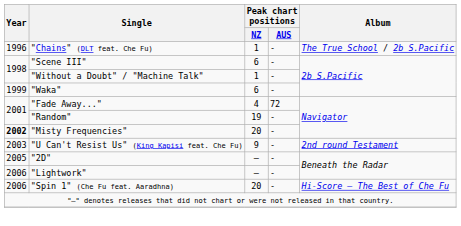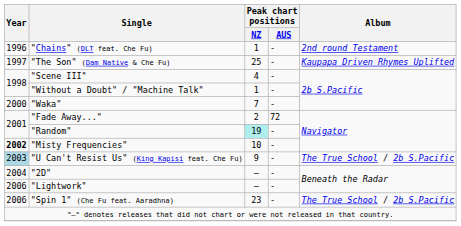(378, 49) The True School / 2b S.Pacific -> (350, 49) 2nd round Testament
+ row: (101, 62)
(256, 62) 6 -> (256, 76) 4
(17, 90) 1999 -> (17, 104) 2000
(256, 90) 6 -> (256, 104) 7
(256, 104) 4 -> (256, 117) 2
(256, 117) no background -> (256, 131) paleturquoise background
(256, 131) 20 -> (256, 145) 10
(17, 145) no background -> (17, 159) lightblue background
(350, 145) 2nd round Testament -> (378, 159) The True School / 2b S.Pacific
(17, 159) 2005 -> (17, 172) 2004
(256, 186) 20 -> (256, 200) 23
(375, 186) Hi-Score – The Best of Che Fu -> (378, 200) The True School / 2b S.Pacific
